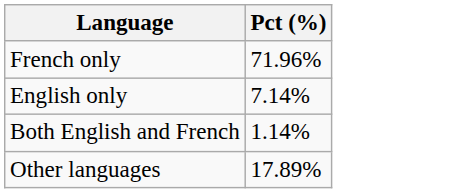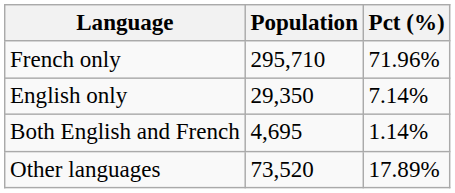+ column: (304, 22)
